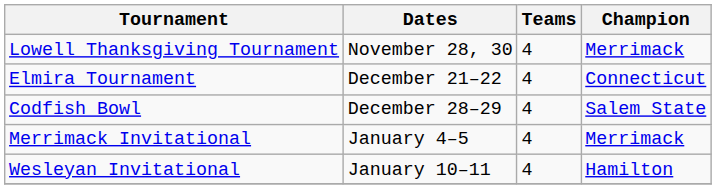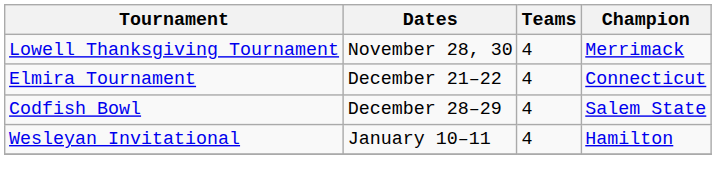- row: (130, 139)
